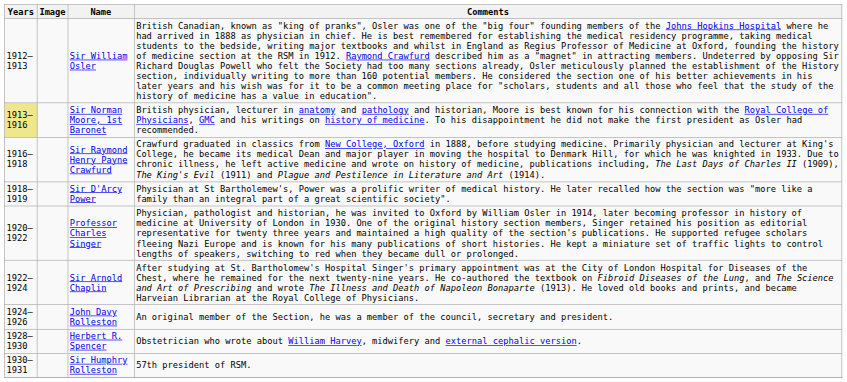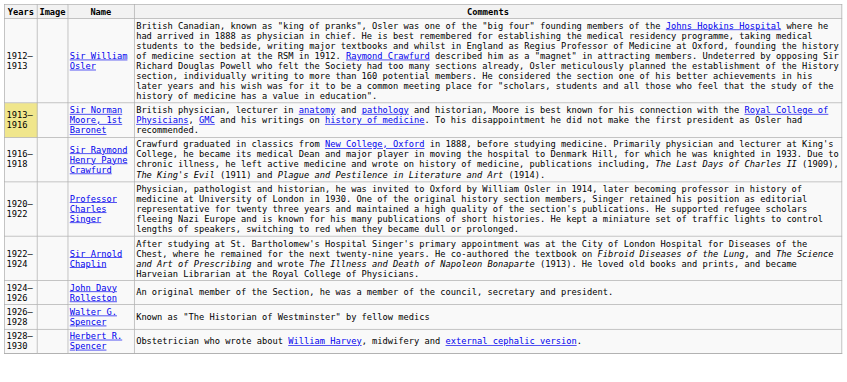- row: (96, 194)
+ row: (93, 317)
- row: (99, 365)
